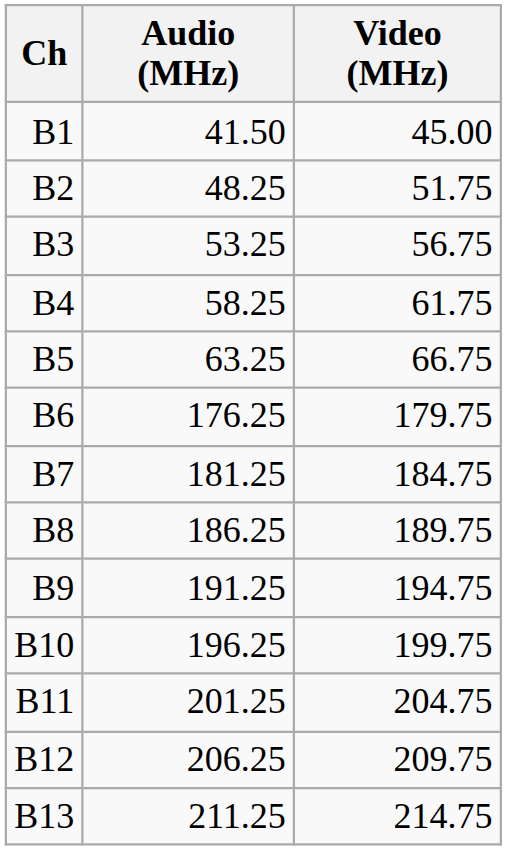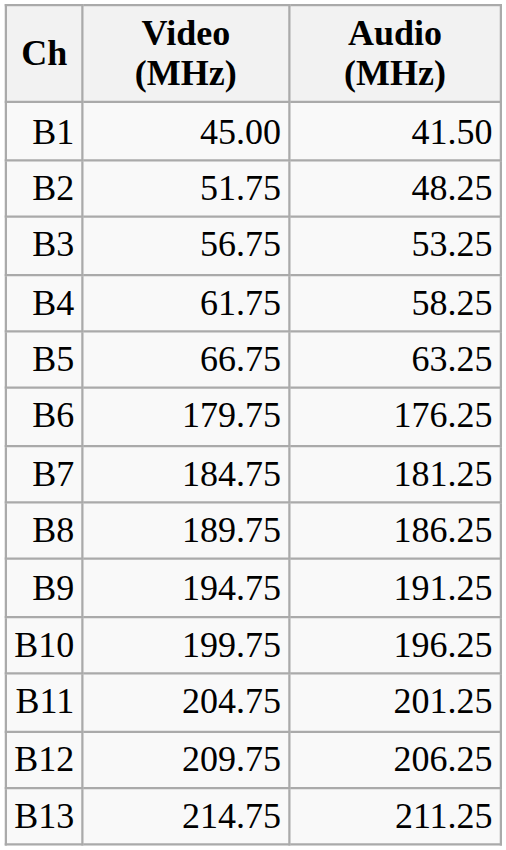columns swapped: (397, 53) <-> (188, 53)
